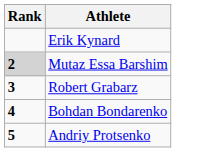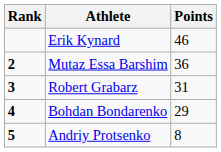+ column: (194, 16)
(11, 64) lightgrey background -> (11, 64) no background
